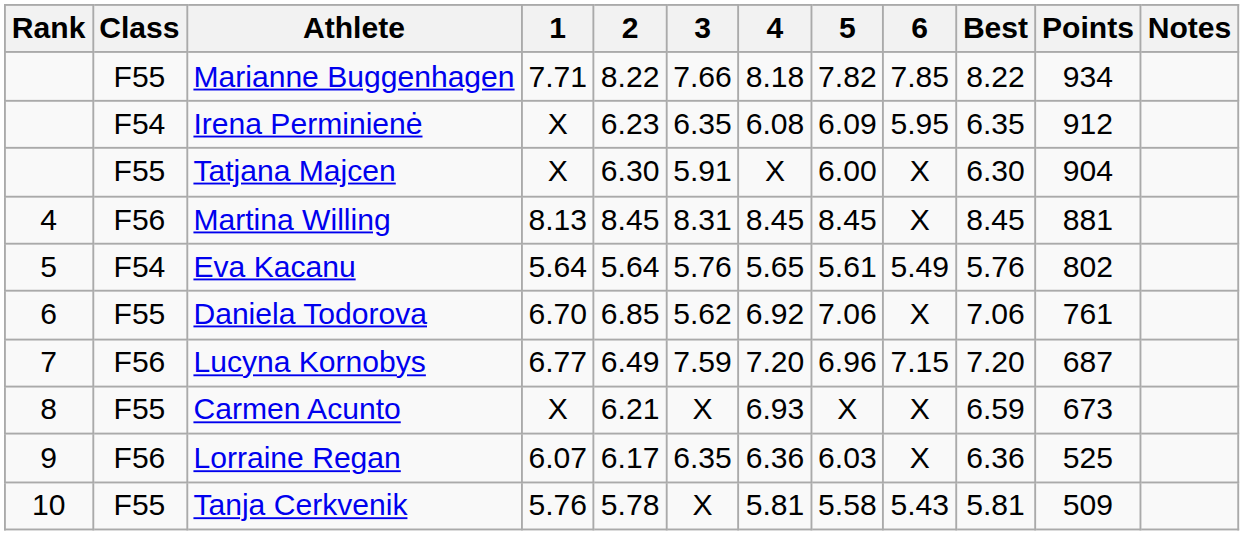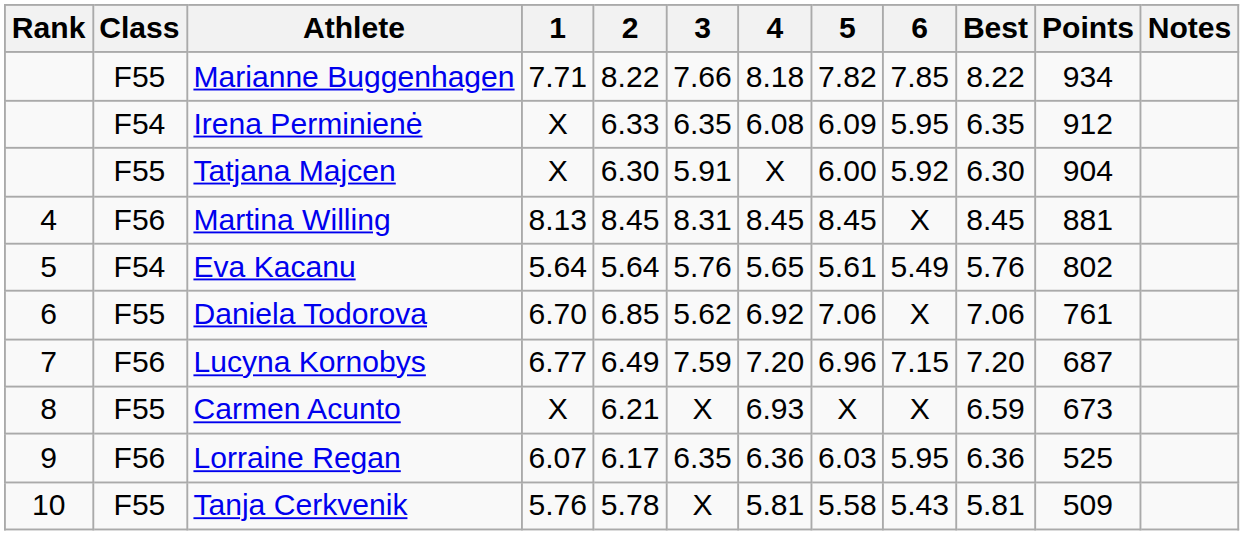(630, 123) 6.23 -> (630, 123) 6.33
(920, 171) X -> (920, 171) 5.92
(920, 457) X -> (920, 457) 5.95
